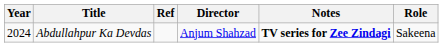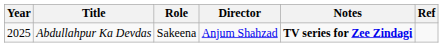columns swapped: (416, 13) <-> (166, 13)
(19, 32) 2024 -> (19, 32) 2025
